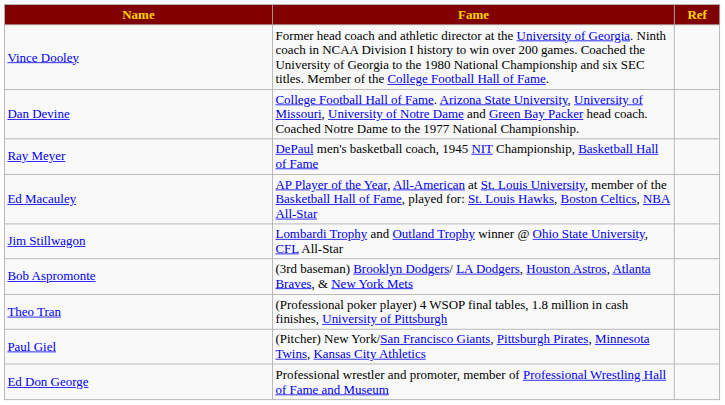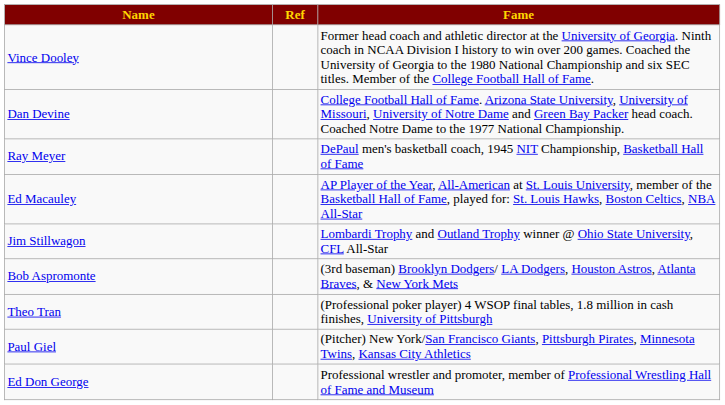columns swapped: (474, 14) <-> (697, 14)
